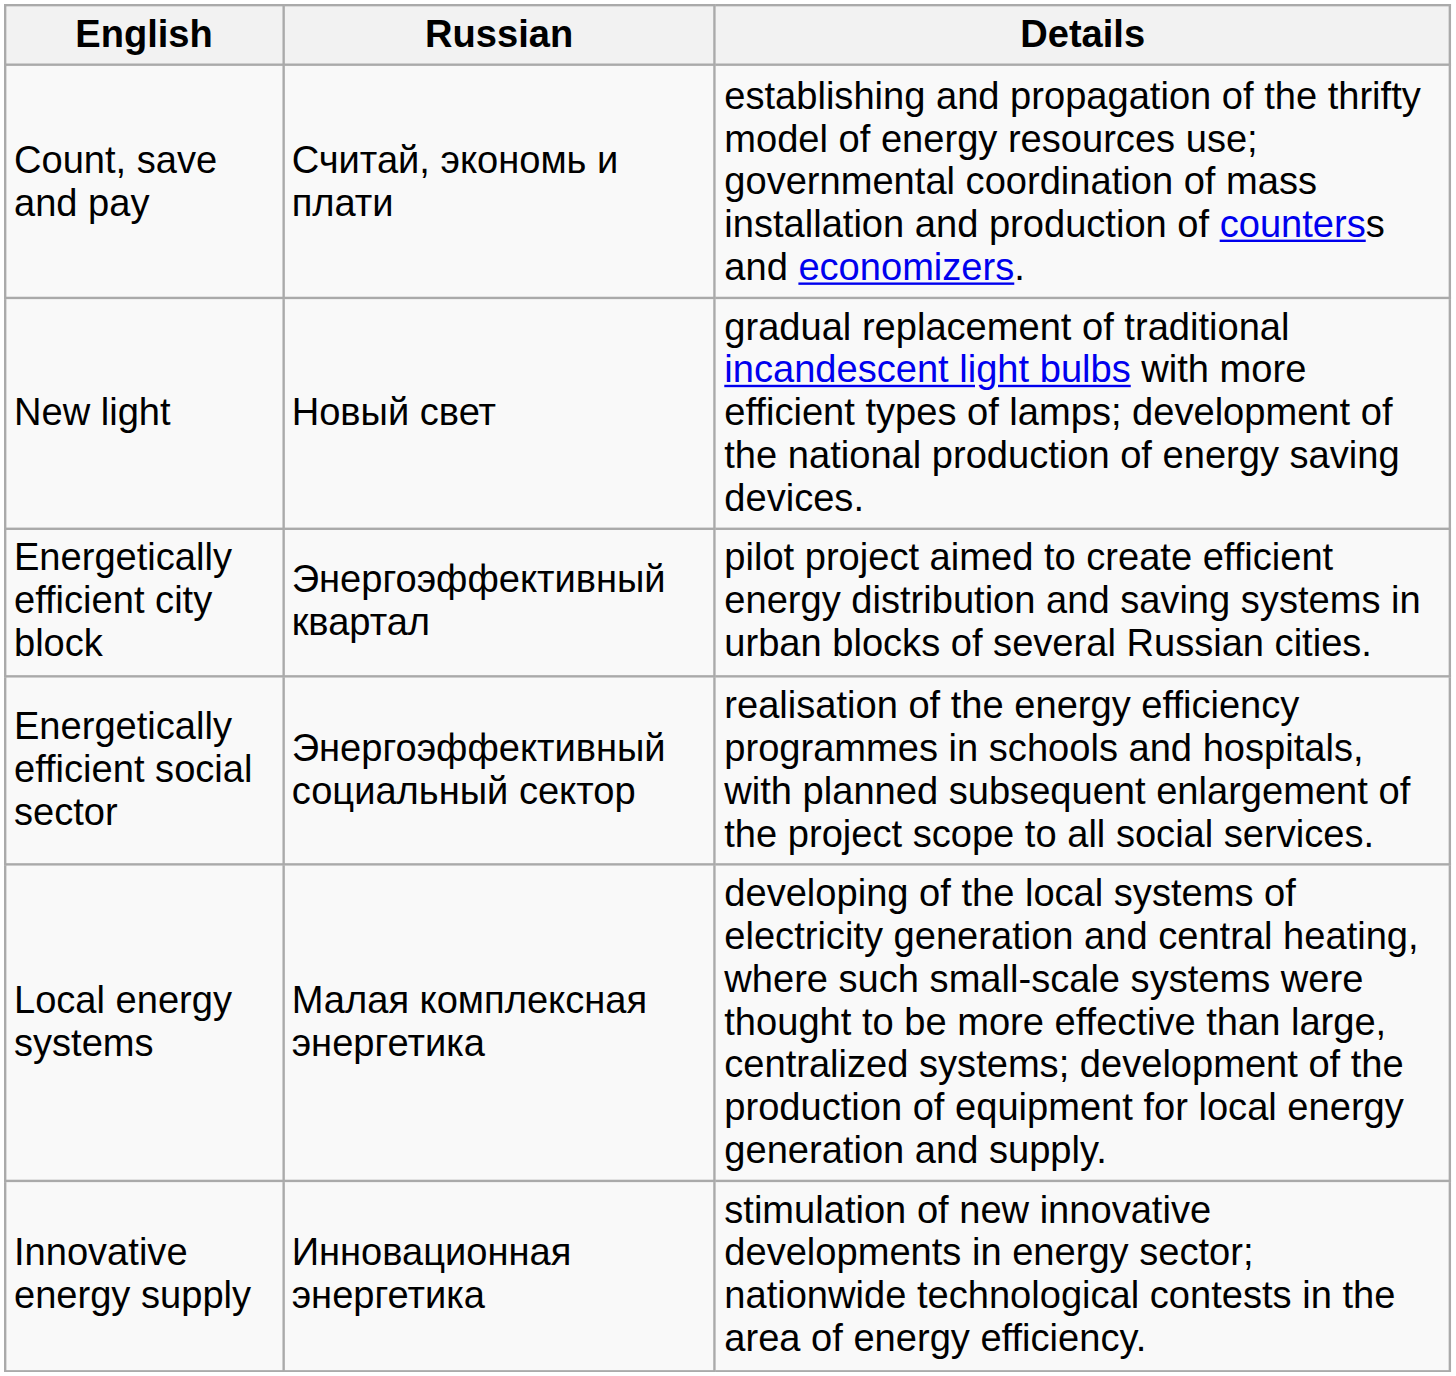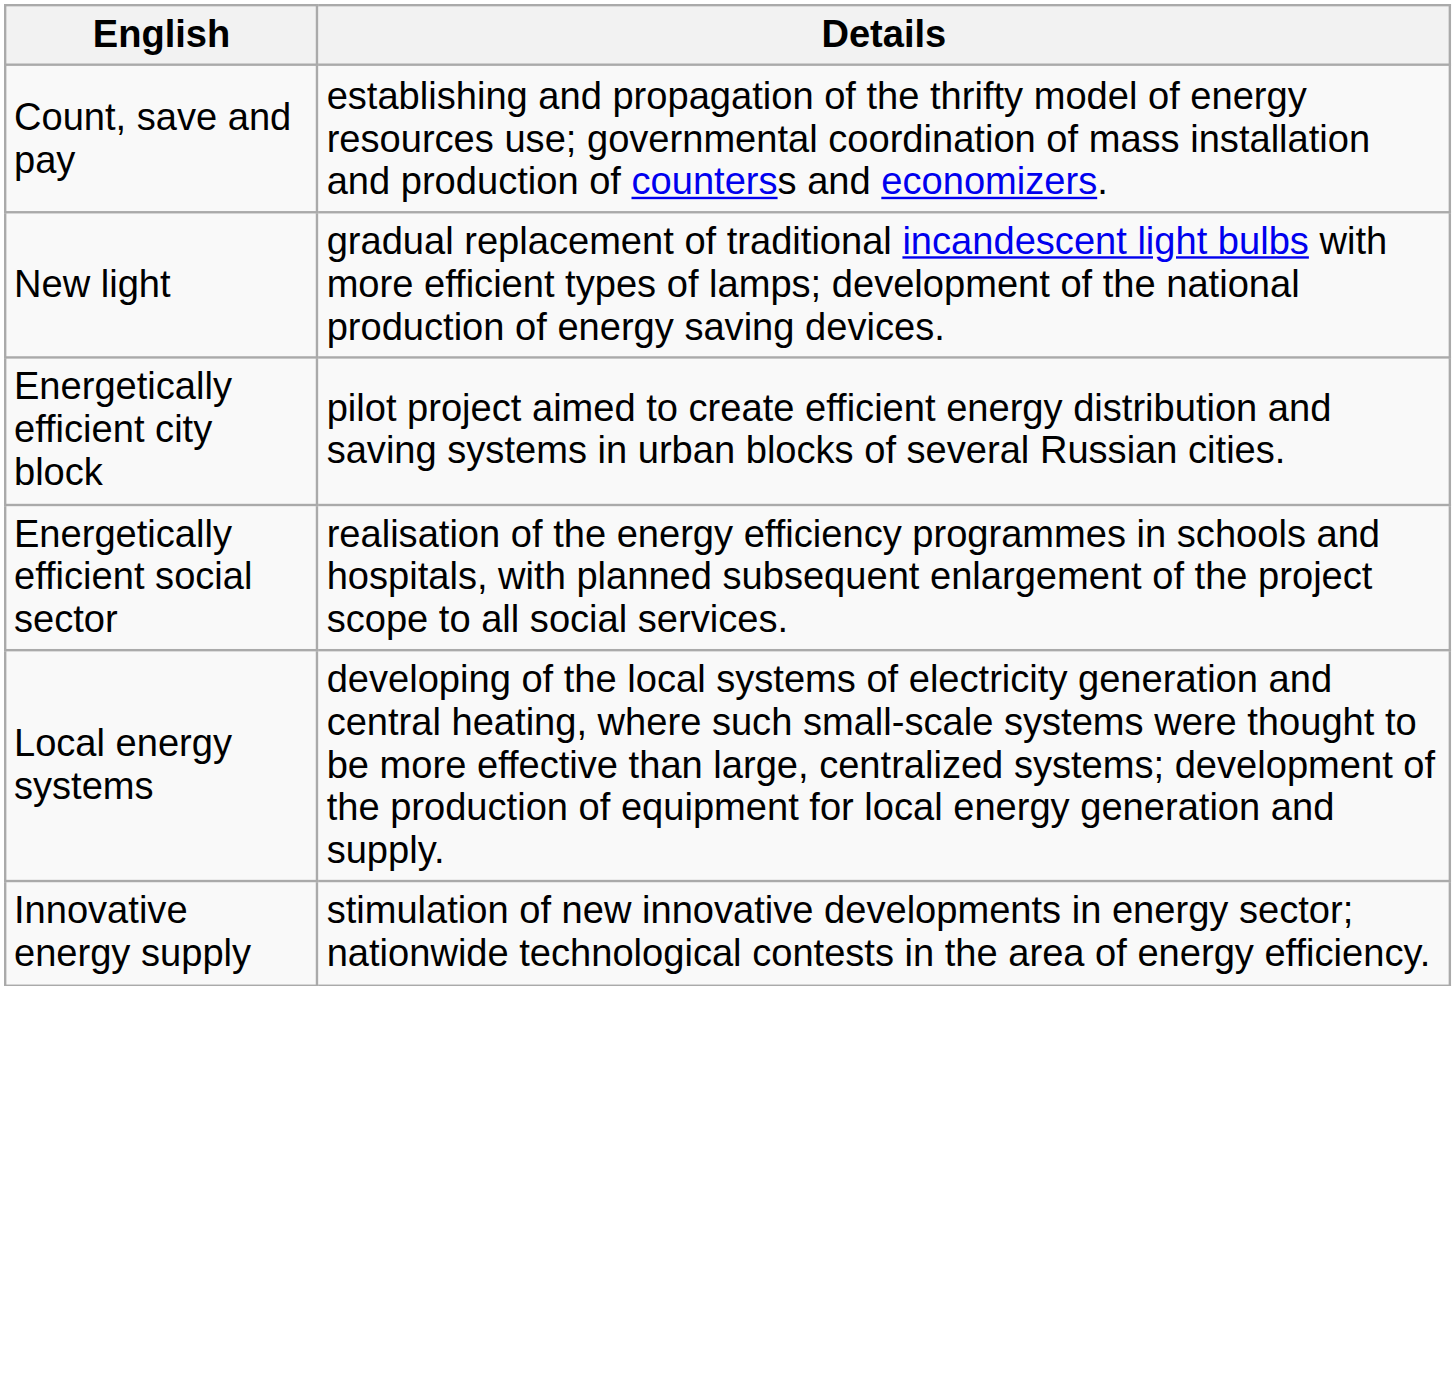- column: (499, 34)
